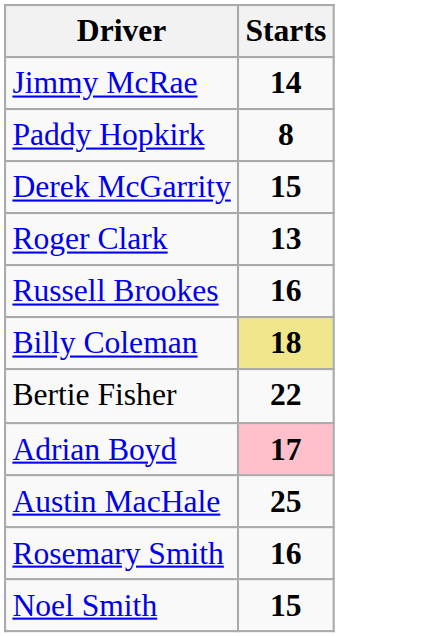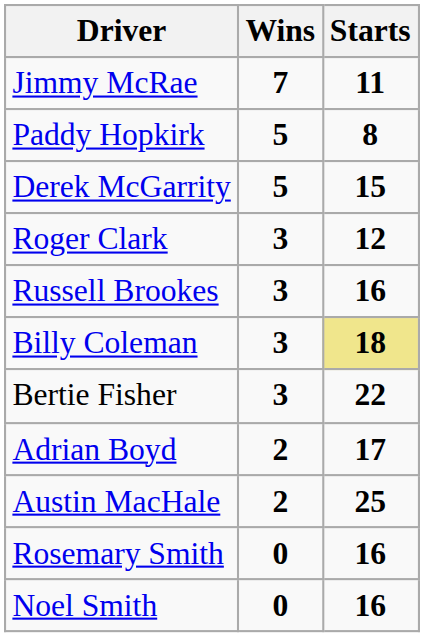+ column: (280, 30)
(286, 82) 14 -> (370, 82) 11
(286, 239) 13 -> (370, 239) 12
(286, 447) pink background -> (370, 447) no background
(286, 604) 15 -> (370, 604) 16
